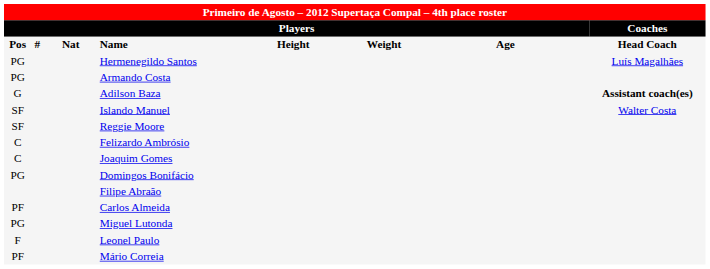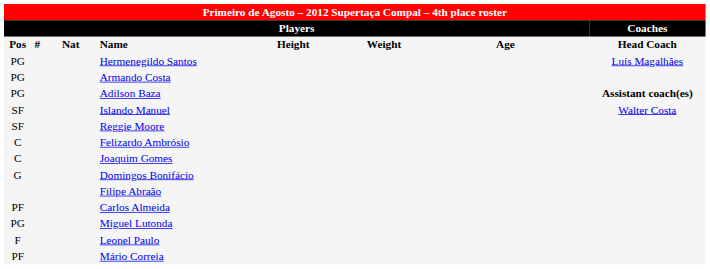(18, 93) G -> (18, 93) PG
(18, 175) PG -> (18, 175) G
